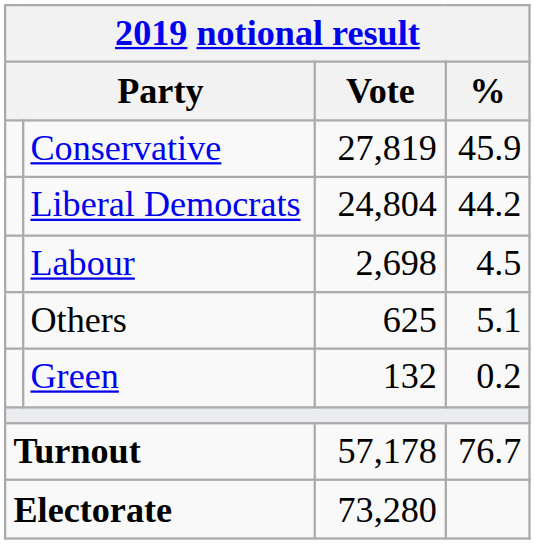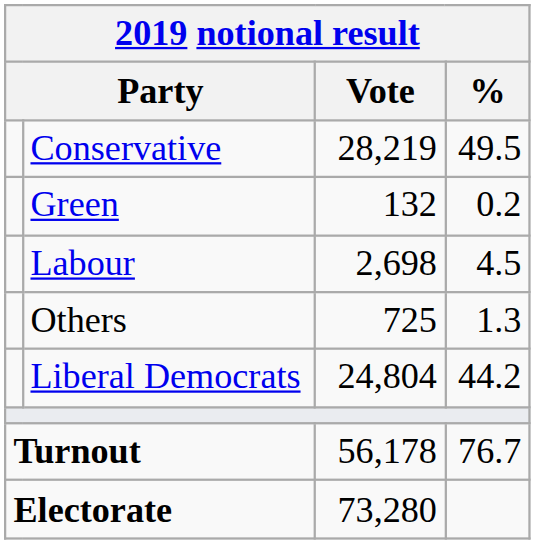(387, 147) 27,819 -> (387, 147) 28,219
(490, 147) 45.9 -> (490, 147) 49.5
rows swapped: (166, 205) <-> (75, 377)
(410, 319) 625 -> (410, 319) 725
(499, 319) 5.1 -> (499, 319) 1.3
(387, 451) 57,178 -> (387, 451) 56,178
